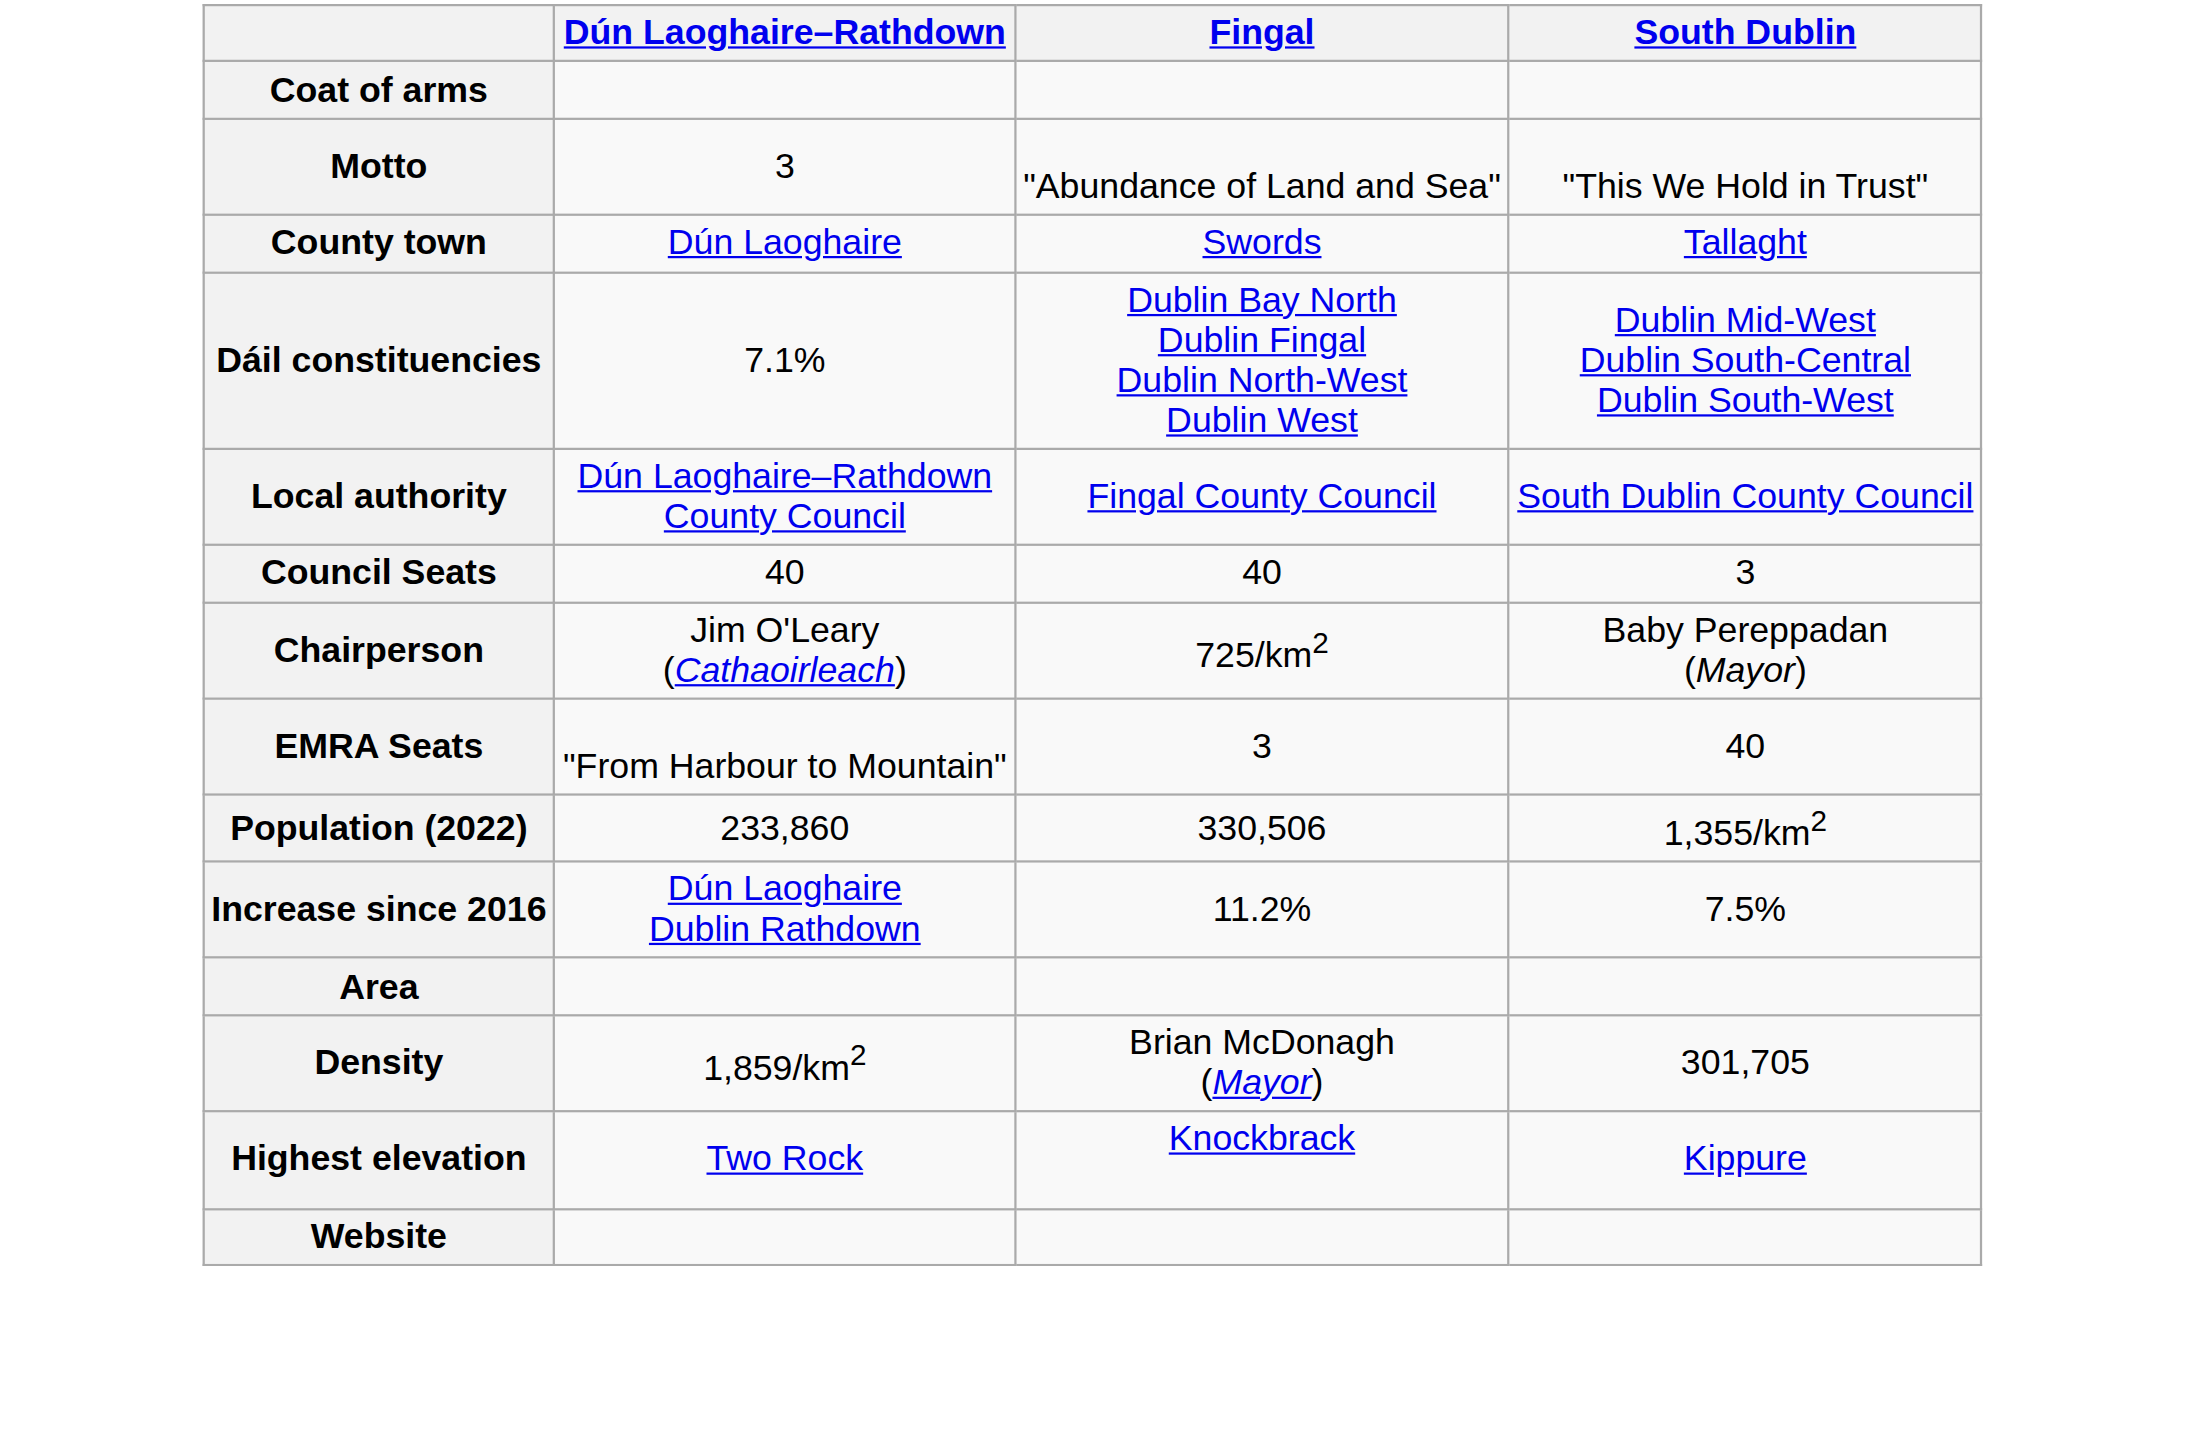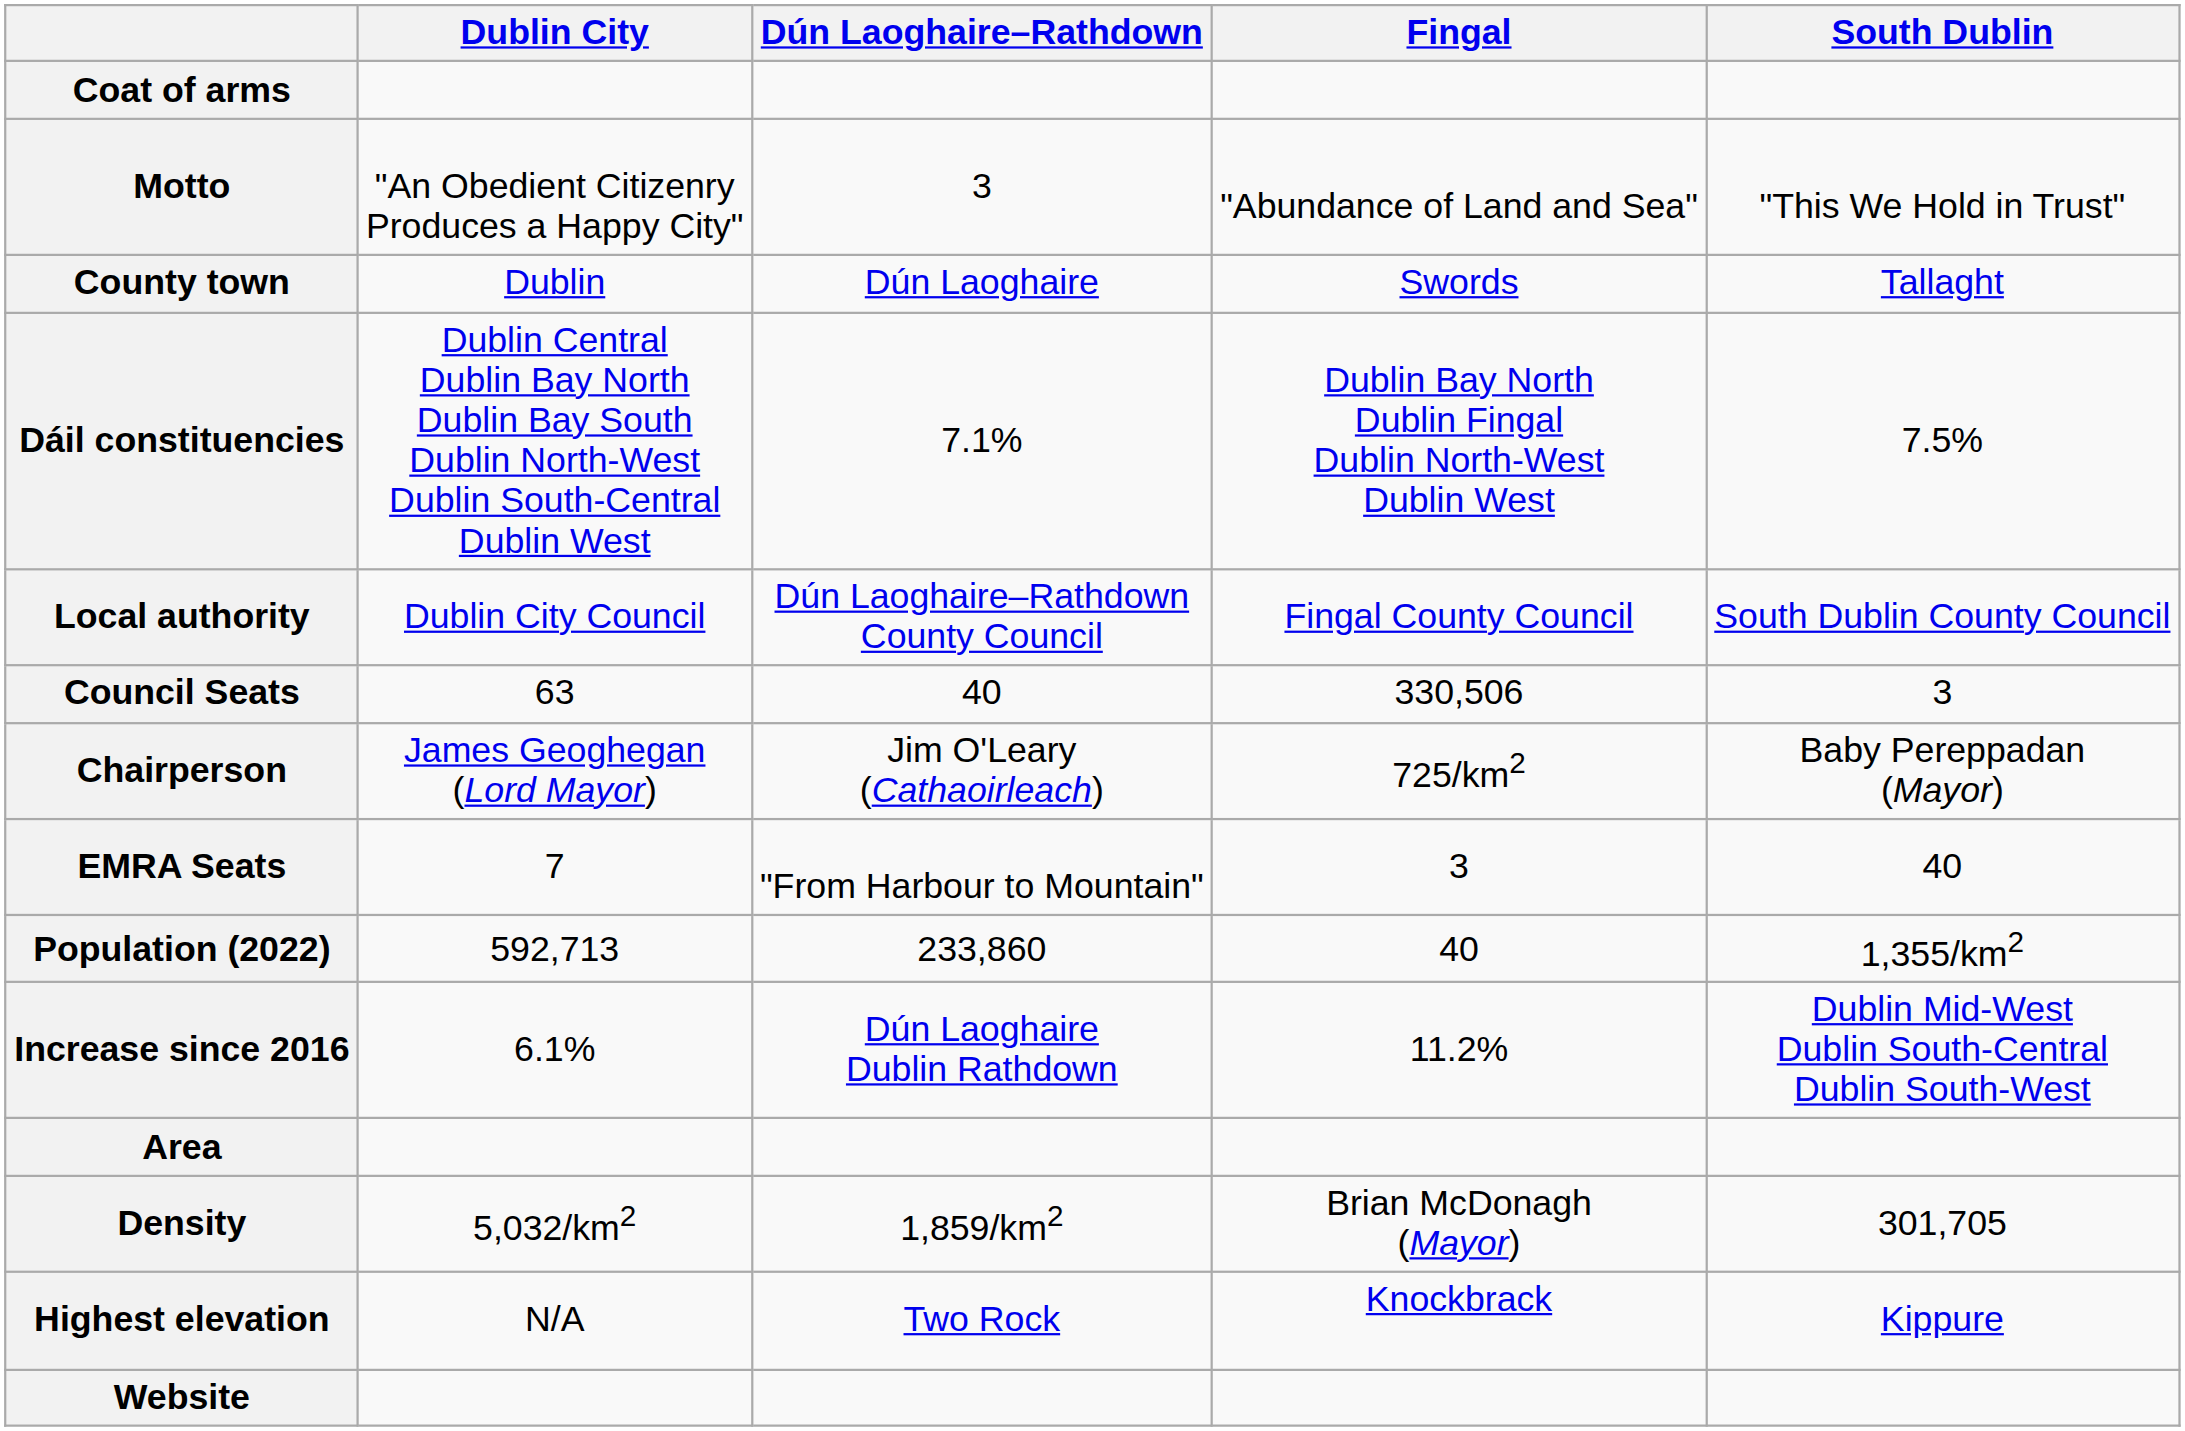+ column: (555, 32)
(1745, 359) Dublin Mid-West Dublin South-Central Dublin South-West -> (1942, 439) 7.5%
(1262, 573) 40 -> (1459, 693) 330,506
(1262, 827) 330,506 -> (1459, 948) 40
(1745, 909) 7.5% -> (1942, 1049) Dublin Mid-West Dublin South-Central Dublin South-West
